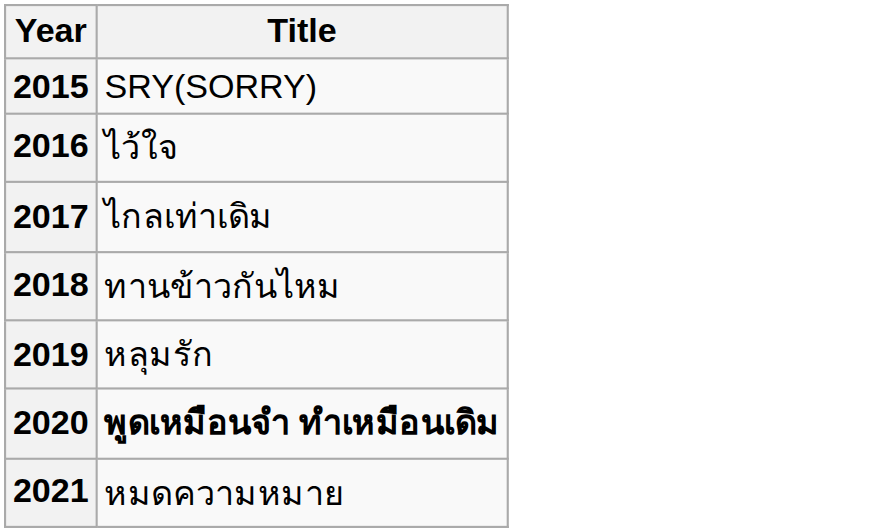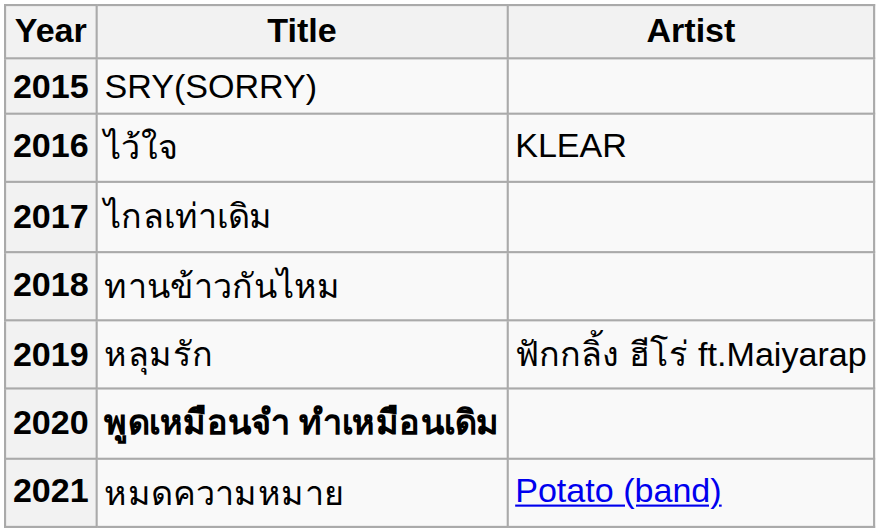+ column: (691, 31)
